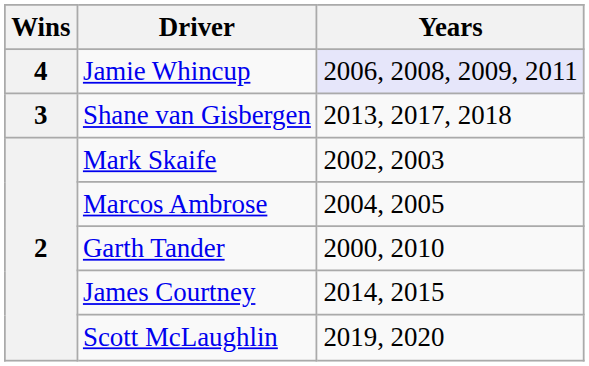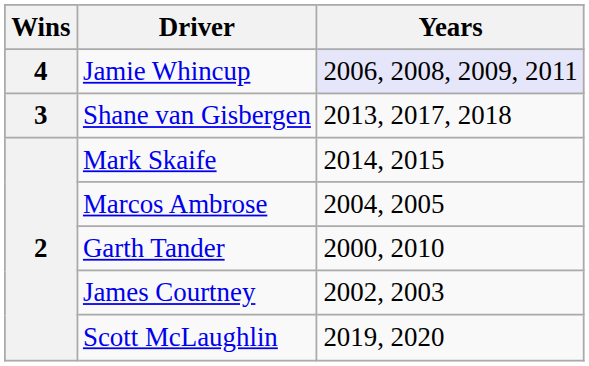(384, 159) 2002, 2003 -> (384, 159) 2014, 2015
(384, 293) 2014, 2015 -> (384, 293) 2002, 2003
